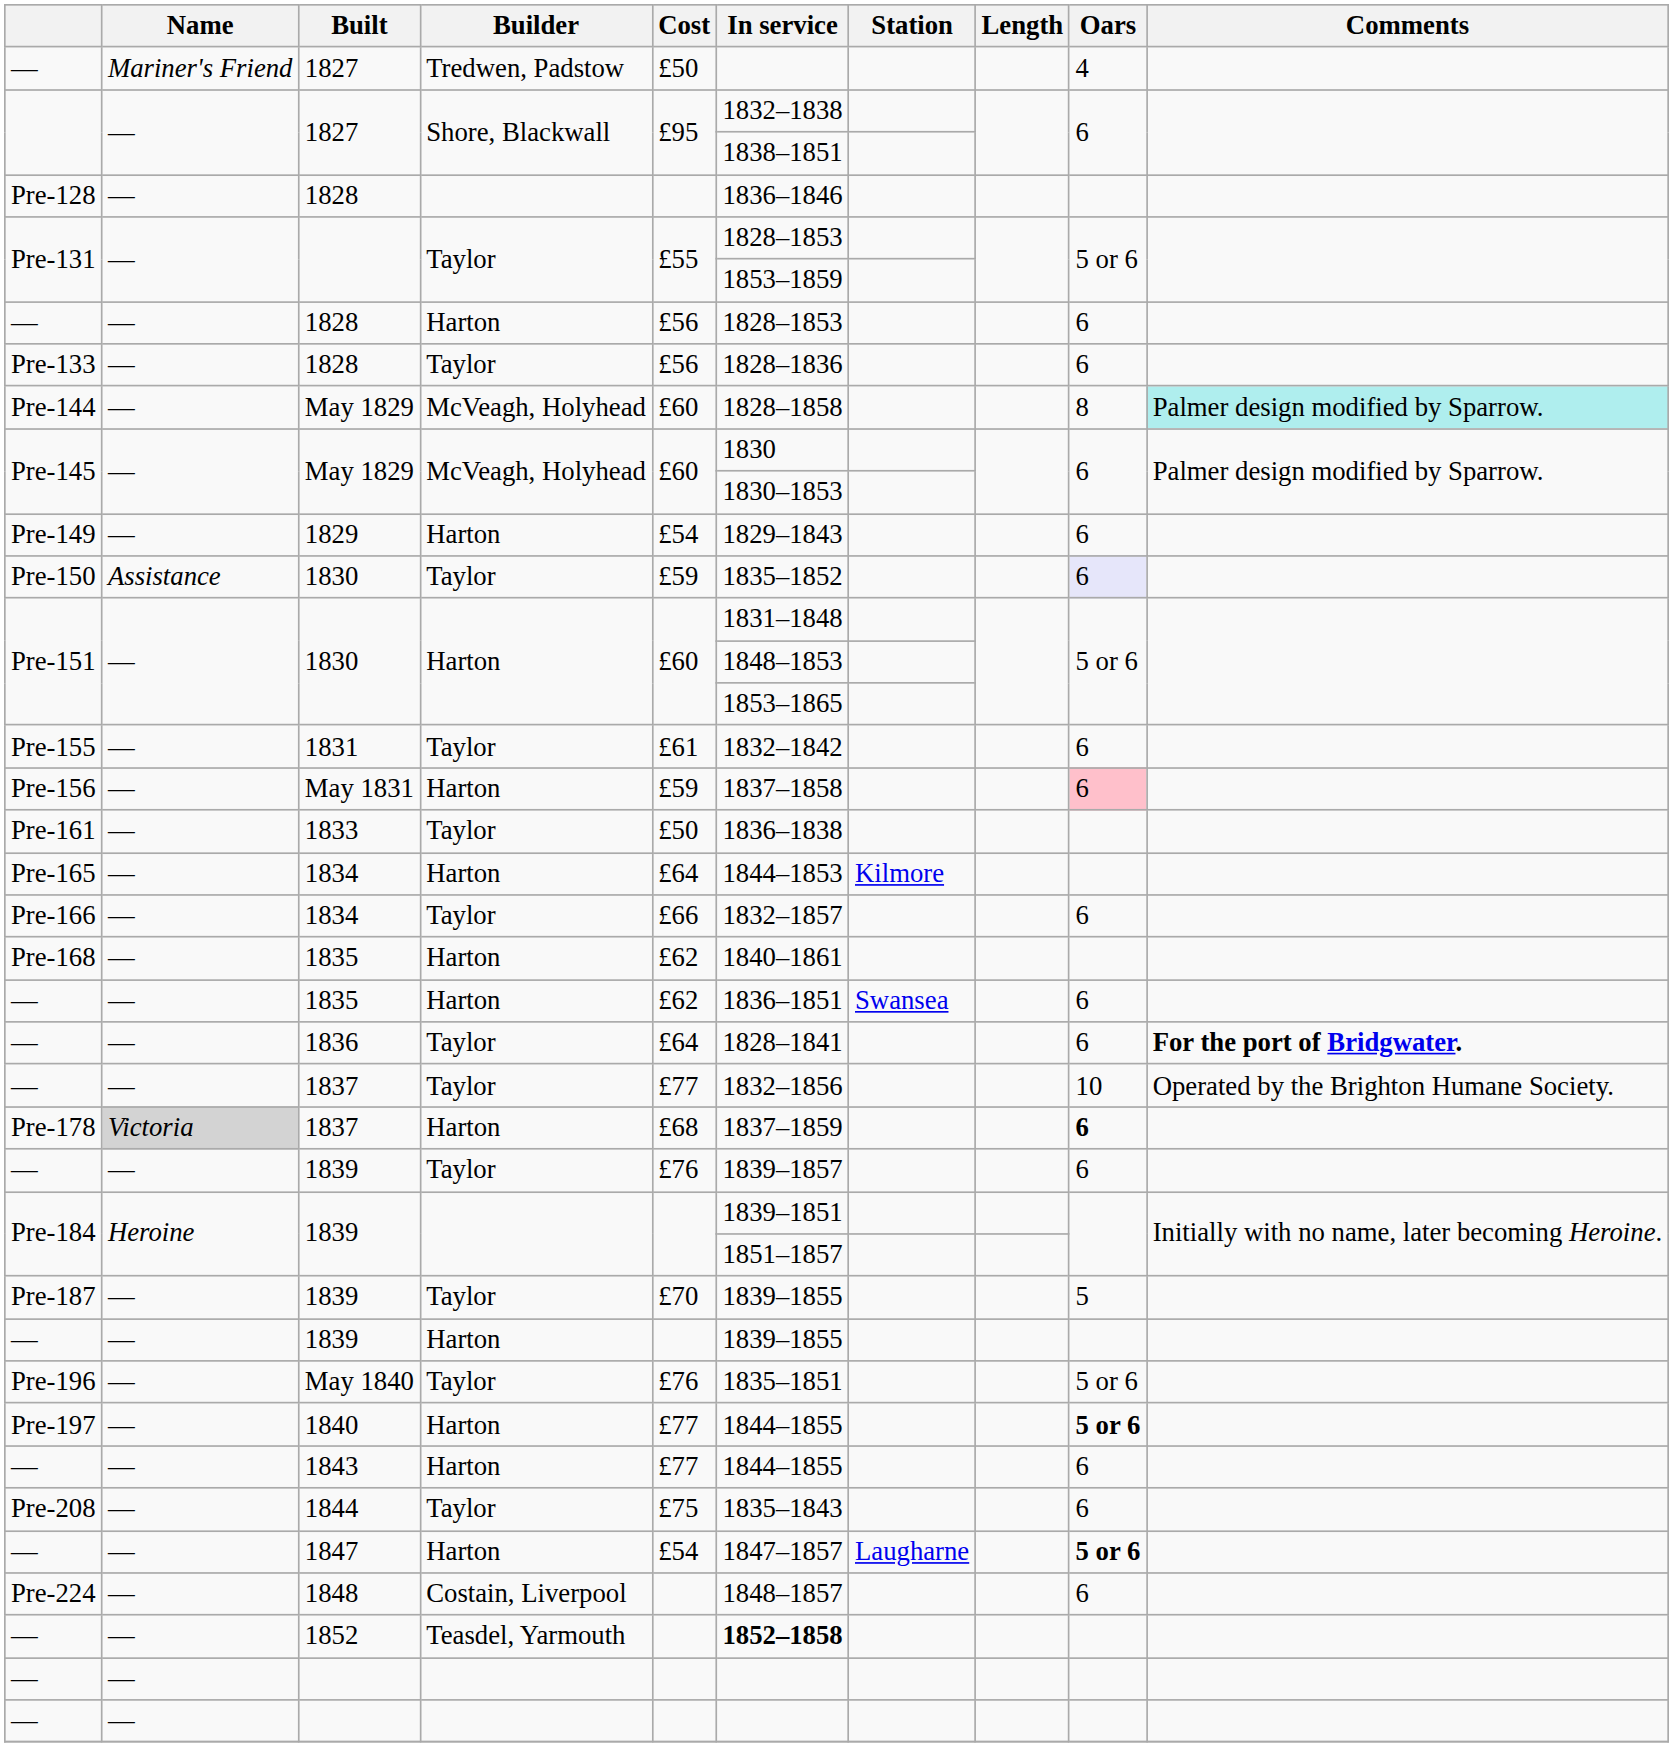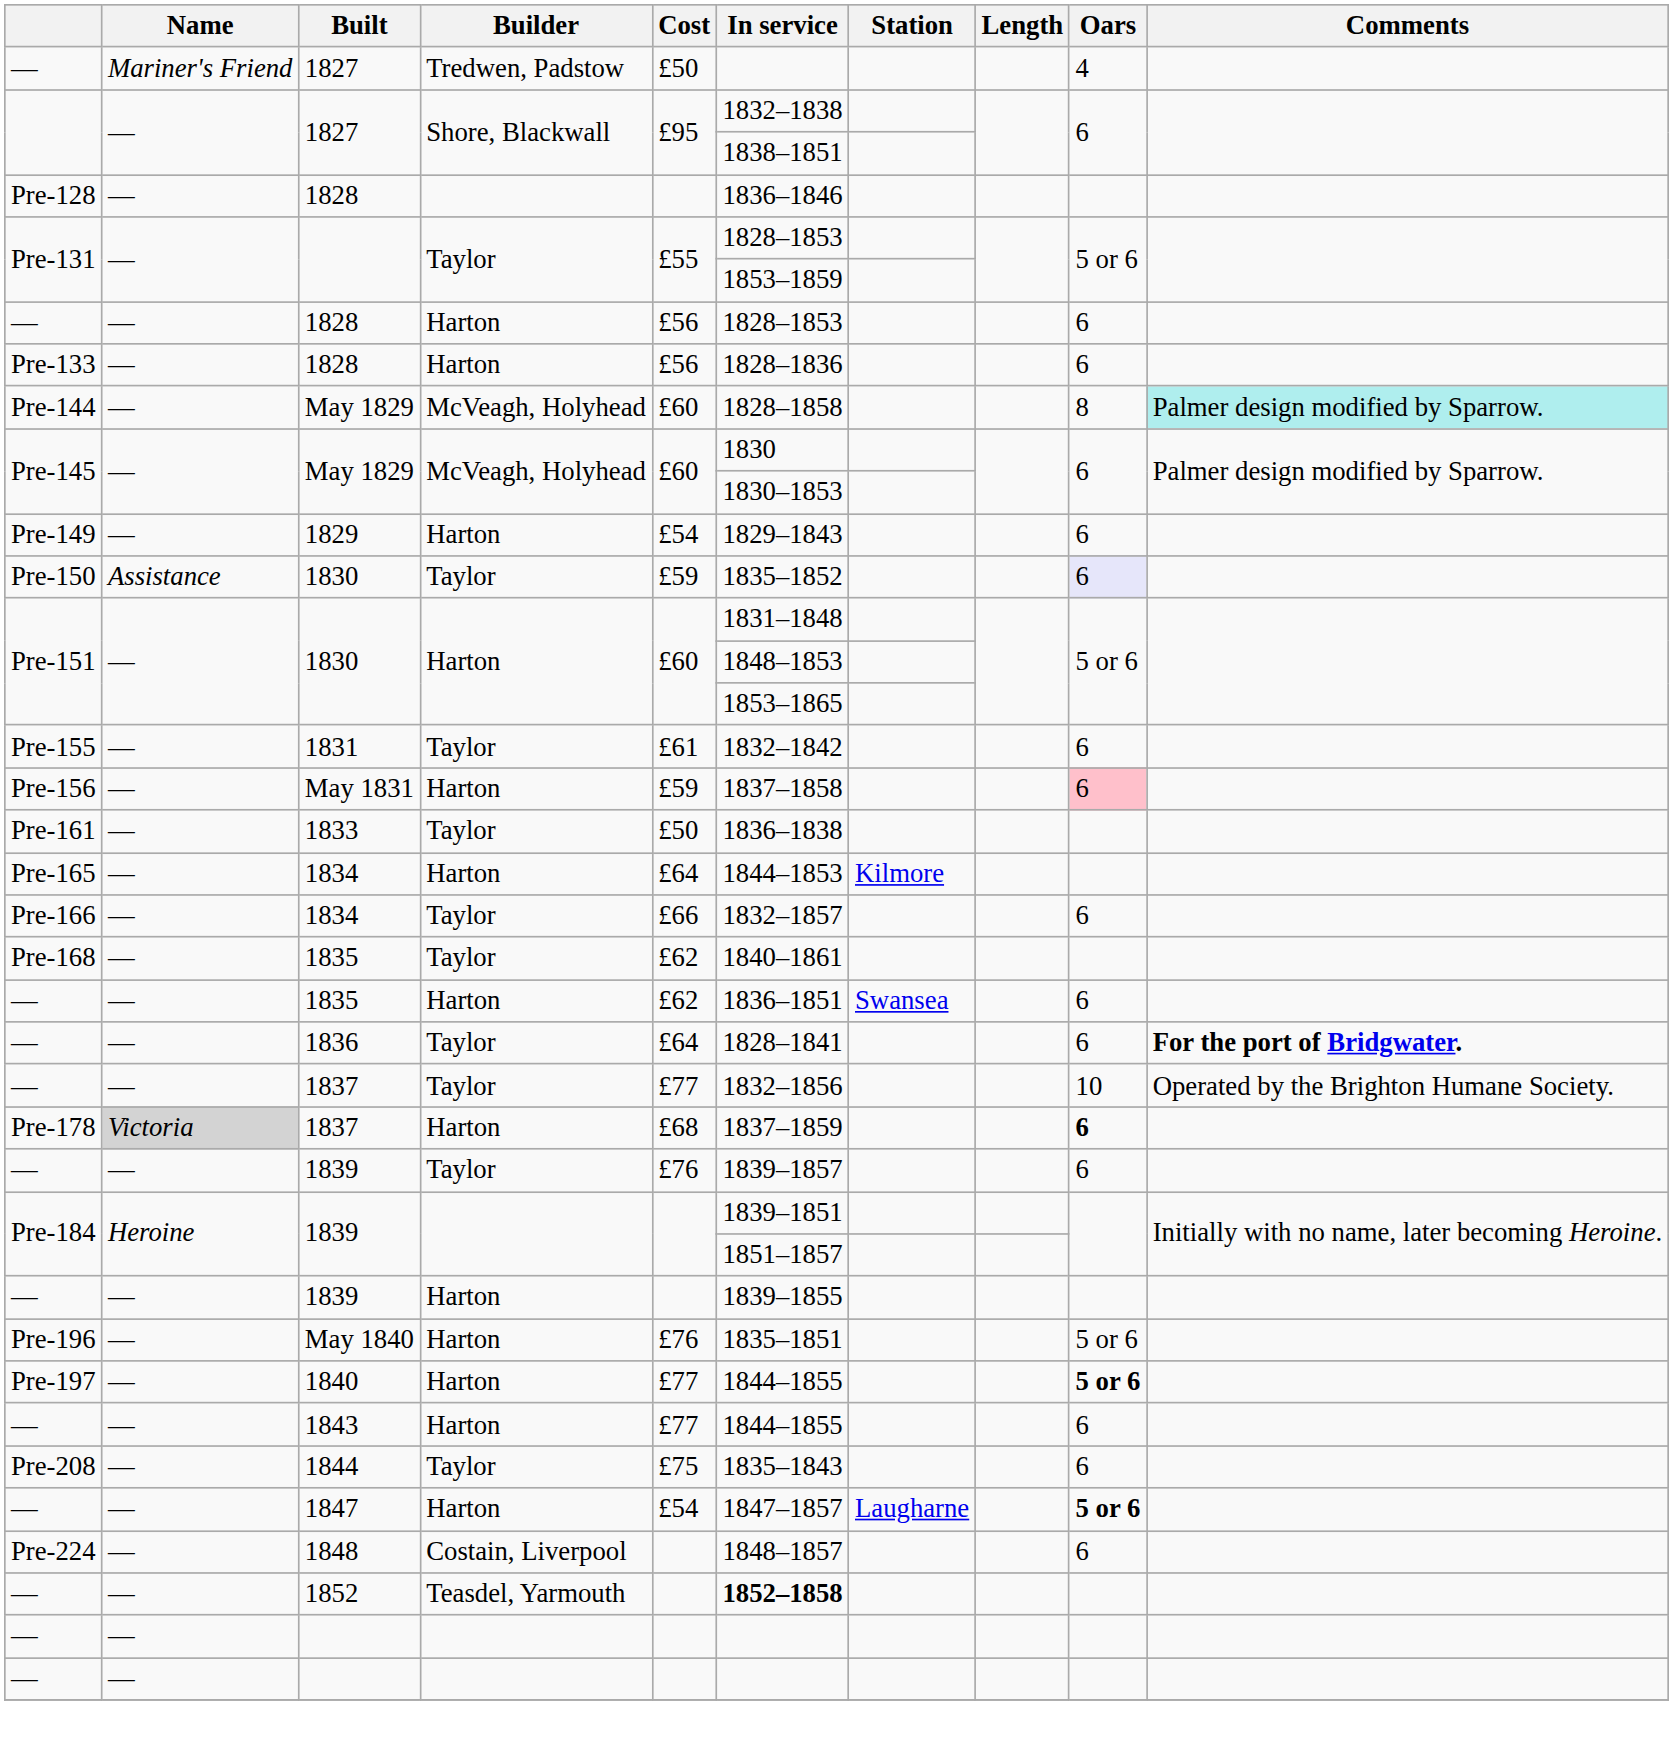(461, 364) Taylor -> (463, 364) Harton
(463, 957) Harton -> (461, 957) Taylor
- row: (53, 1296)
(461, 1381) Taylor -> (463, 1339) Harton
